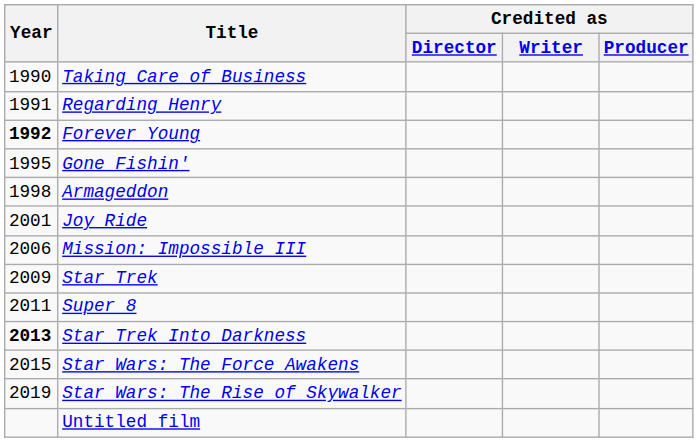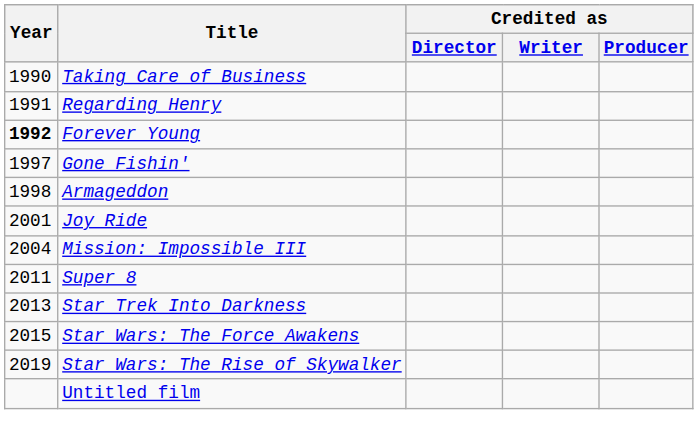(30, 163) 1995 -> (30, 163) 1997
(30, 250) 2006 -> (30, 250) 2004
- row: (110, 278)
(30, 336) bold -> (30, 307) normal
